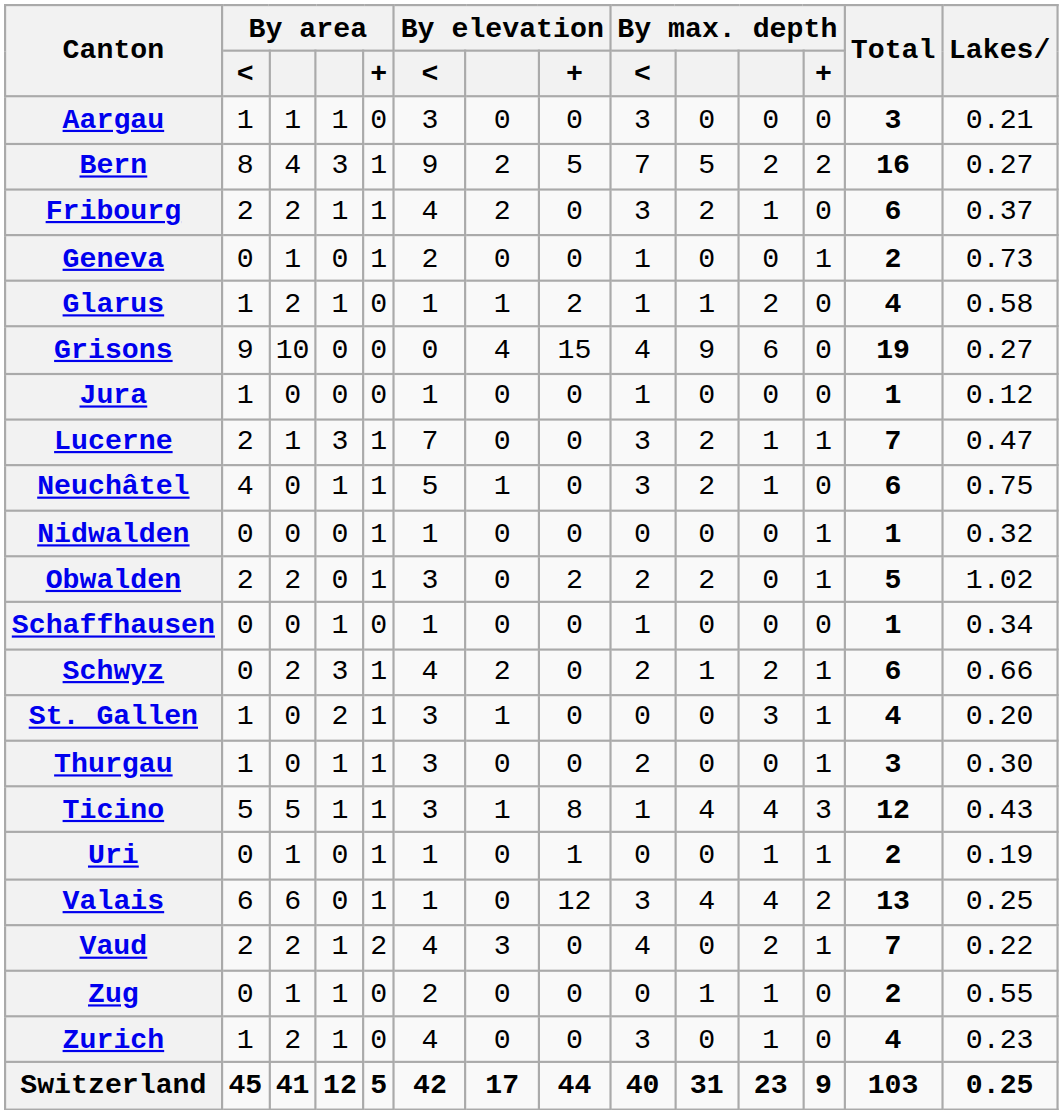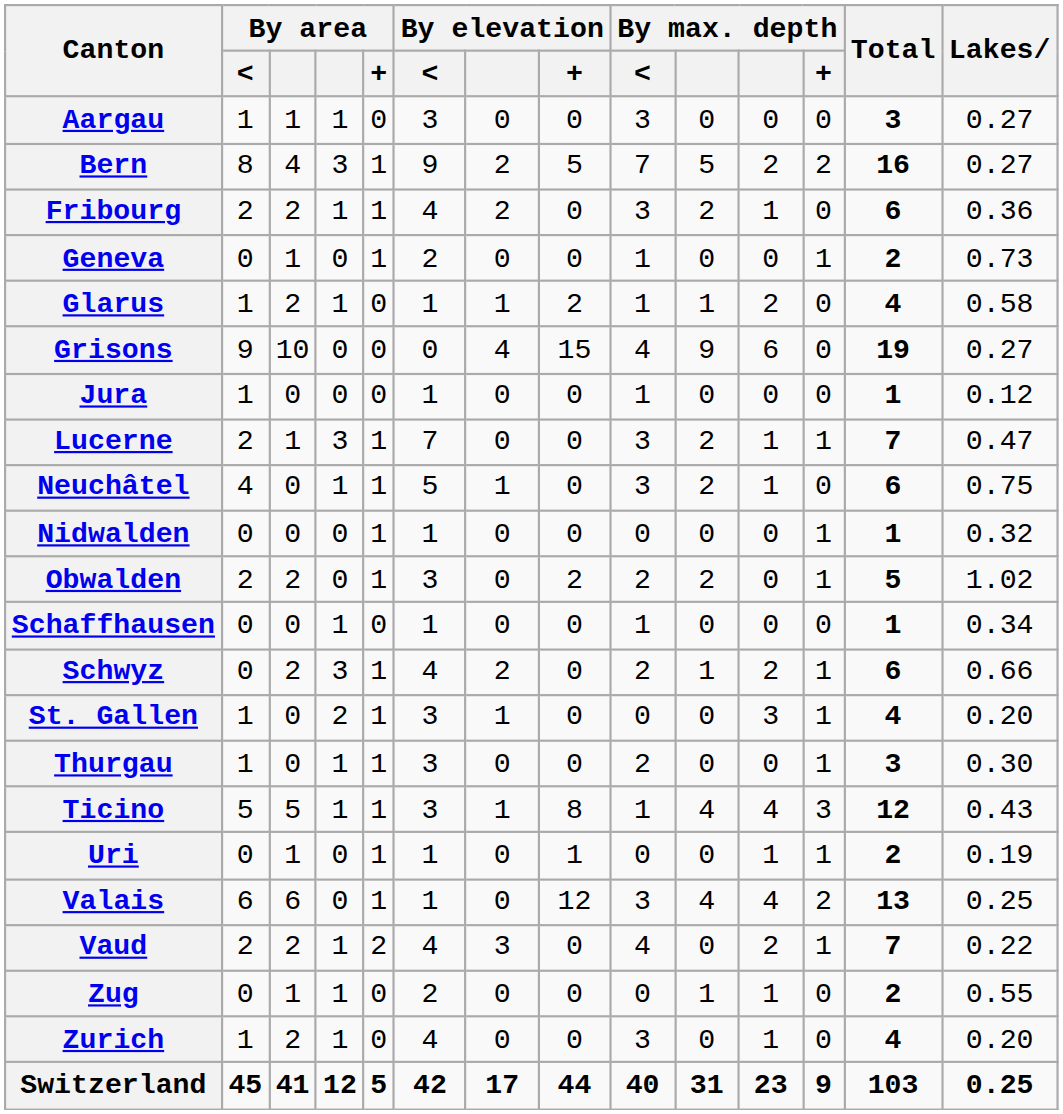(1000, 120) 0.21 -> (1000, 120) 0.27
(1000, 212) 0.37 -> (1000, 212) 0.36
(1000, 1040) 0.23 -> (1000, 1040) 0.20
